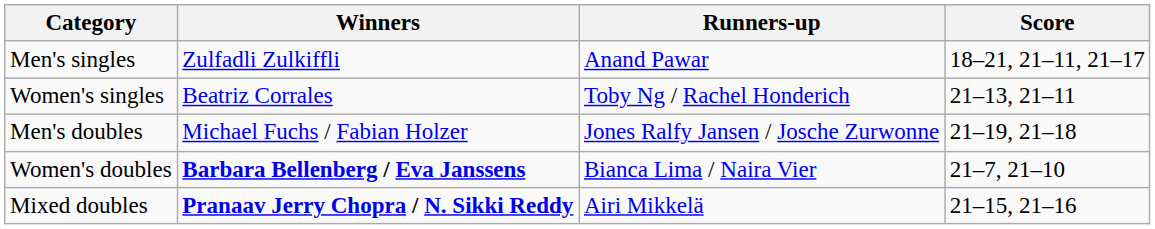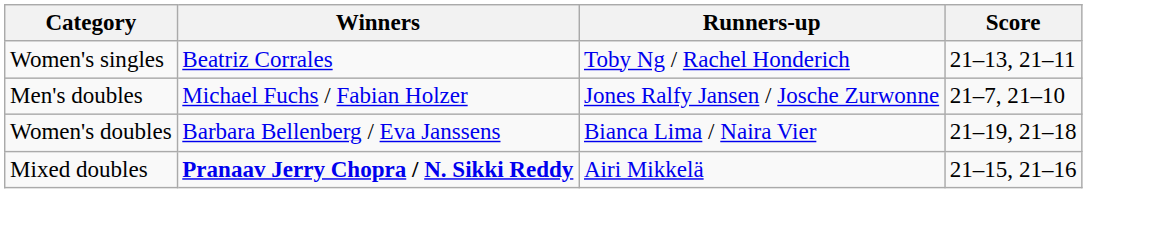- row: (73, 59)
(1013, 132) 21–19, 21–18 -> (1007, 95) 21–7, 21–10
(354, 168) bold -> (341, 132) normal
(1007, 168) 21–7, 21–10 -> (1013, 132) 21–19, 21–18
